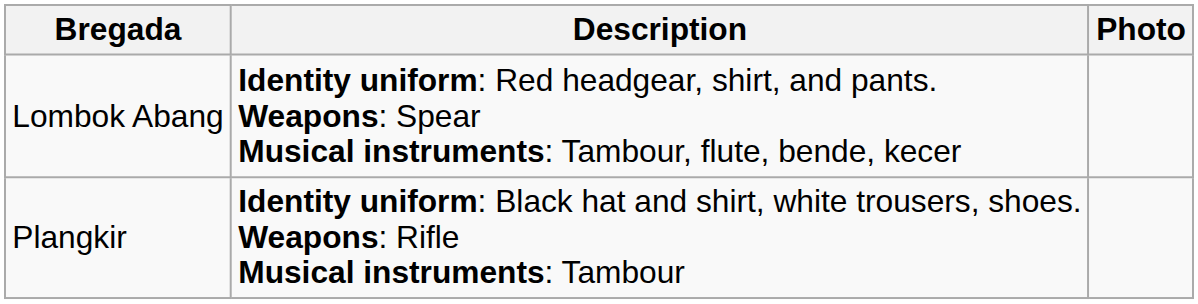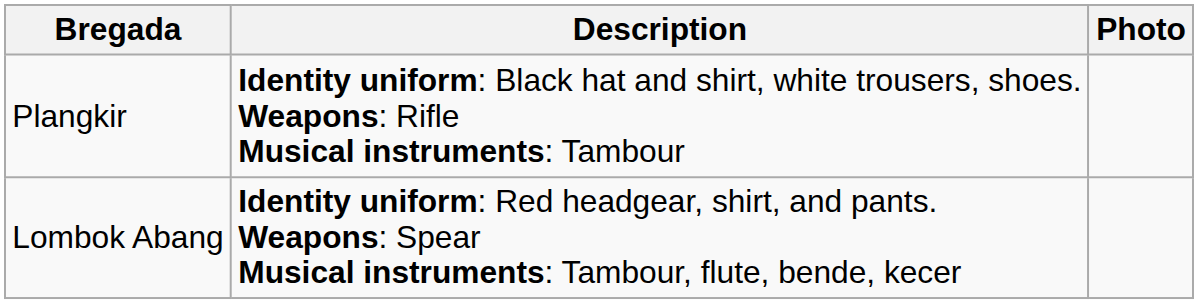rows swapped: (118, 115) <-> (70, 237)
